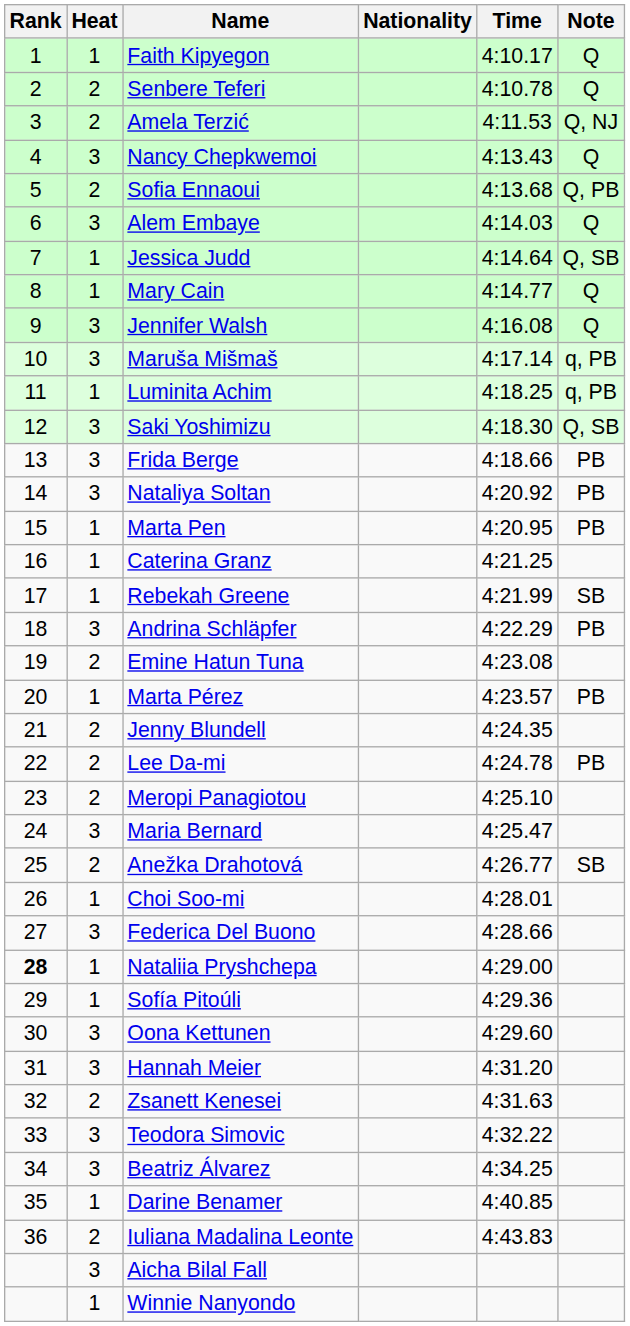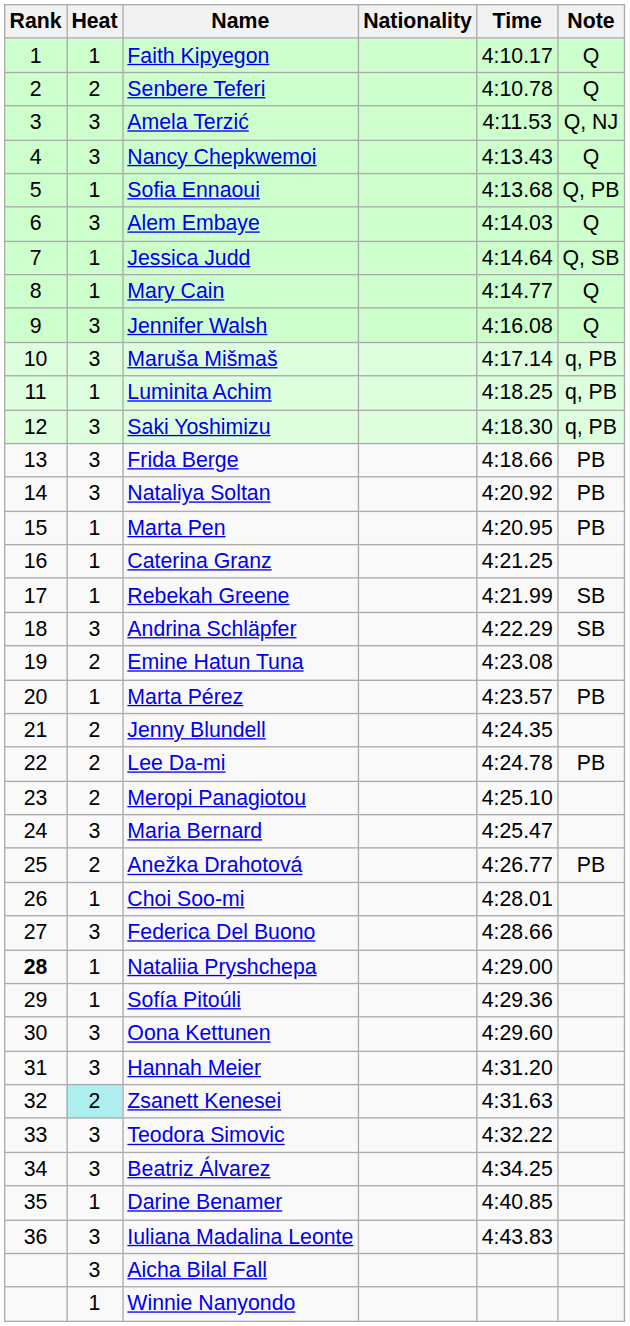(94, 122) 2 -> (94, 122) 3
(94, 190) 2 -> (94, 190) 1
(591, 426) Q, SB -> (591, 426) q, PB
(591, 628) PB -> (591, 628) SB
(591, 865) SB -> (591, 865) PB
(94, 1101) no background -> (94, 1101) paleturquoise background
(94, 1236) 2 -> (94, 1236) 3
